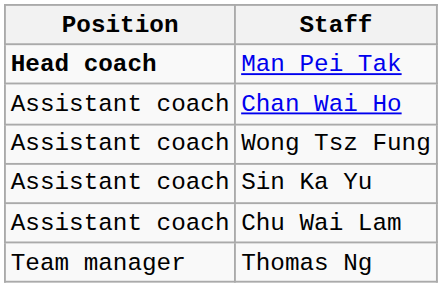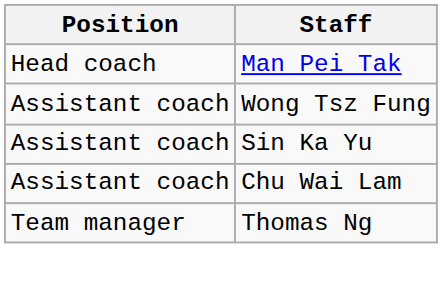(84, 64) bold -> (84, 64) normal
- row: (321, 104)
